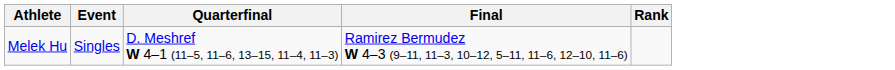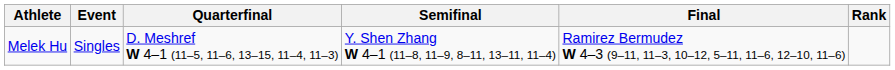+ column: (450, 15)
